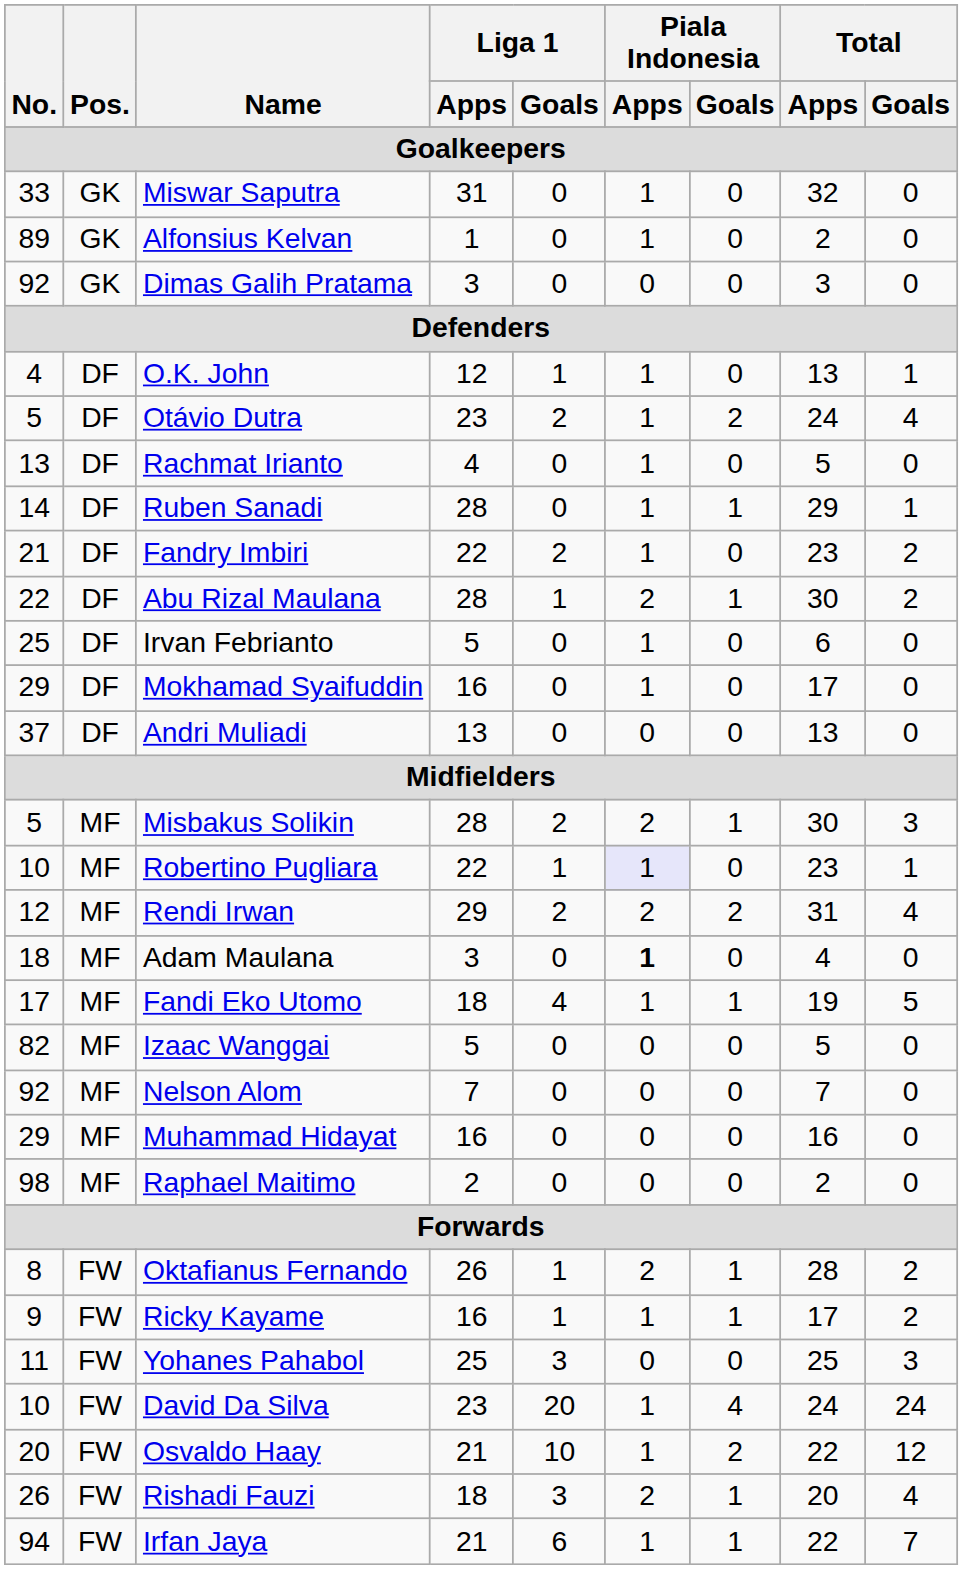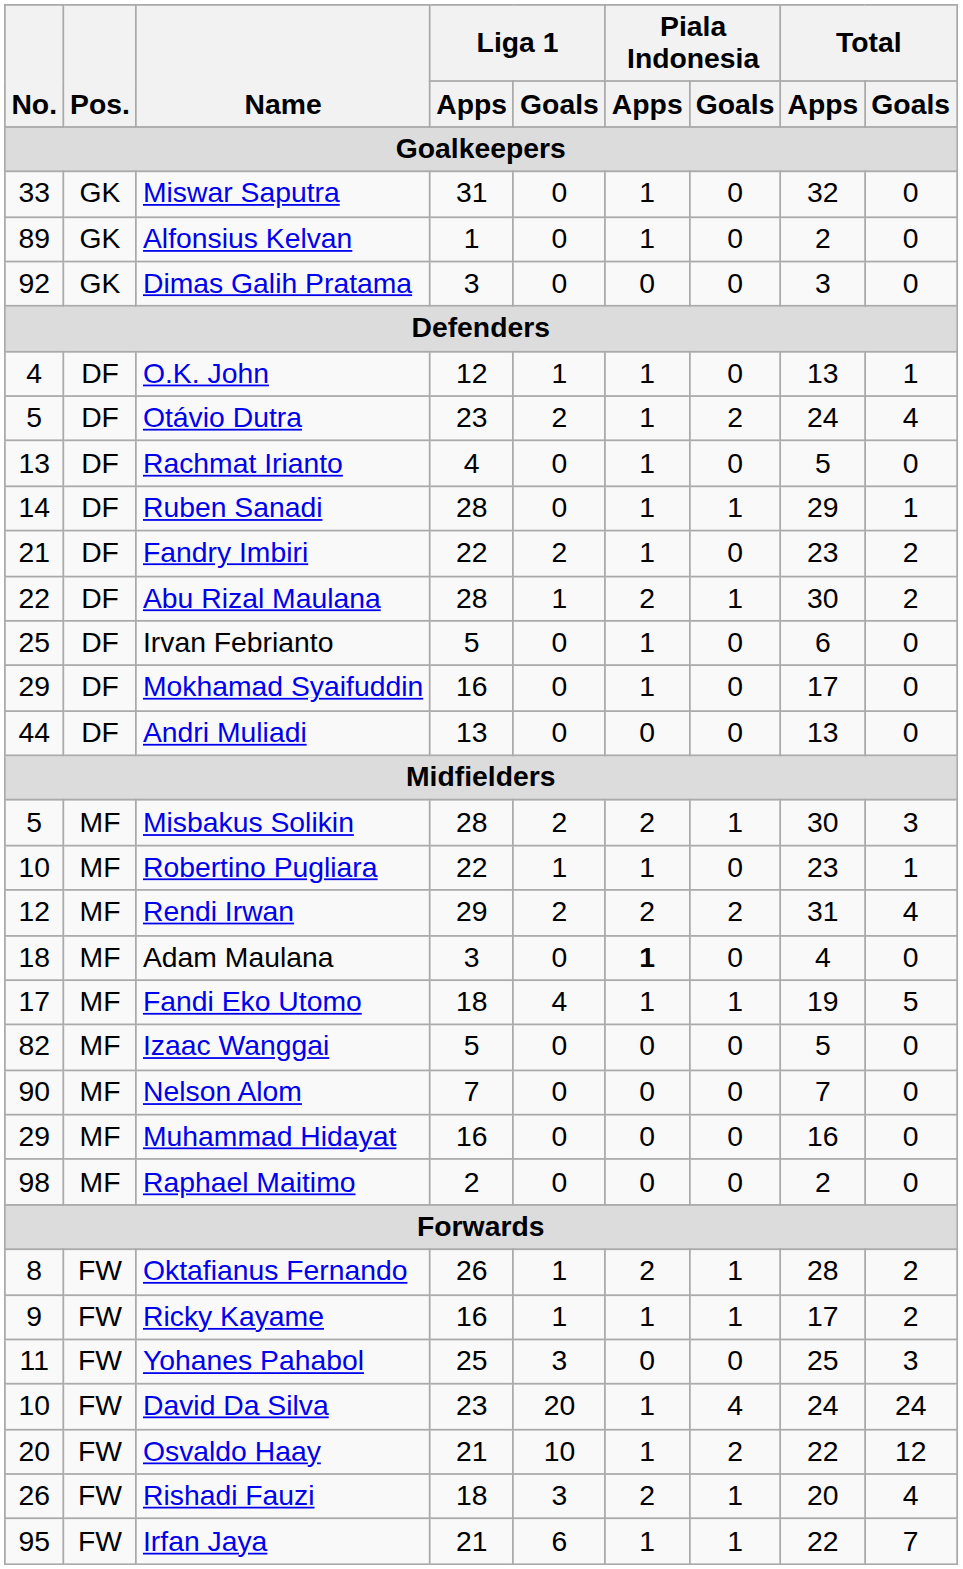(34, 732) 37 -> (34, 732) 44
(647, 867) lavender background -> (647, 867) no background
(34, 1091) 92 -> (34, 1091) 90
(34, 1540) 94 -> (34, 1540) 95
